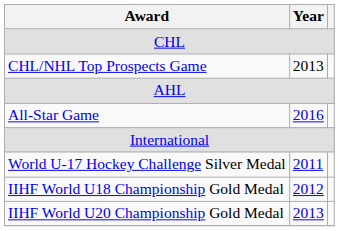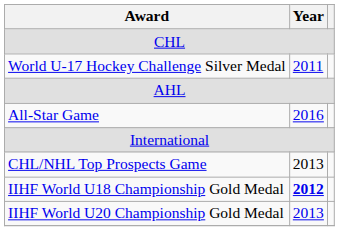rows swapped: (107, 66) <-> (147, 164)
(308, 189) normal -> (308, 189) bold
